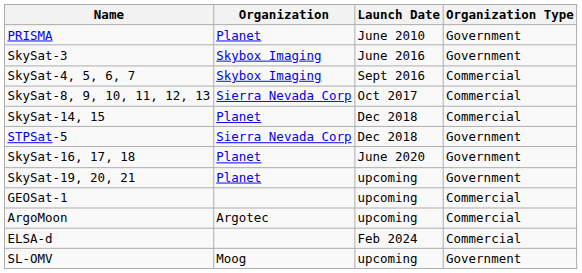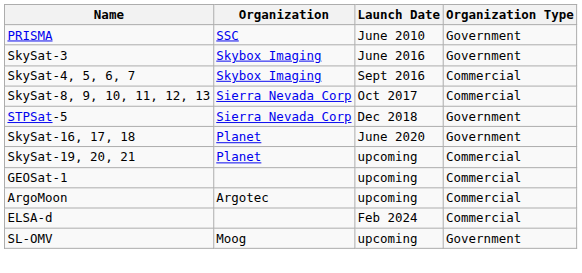(239, 35) Planet -> (228, 35) SSC
- row: (56, 116)
(484, 177) Government -> (484, 157) Commercial
